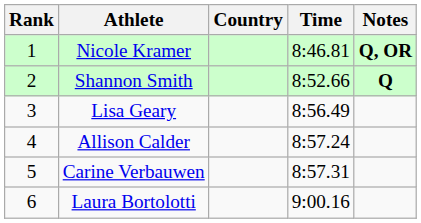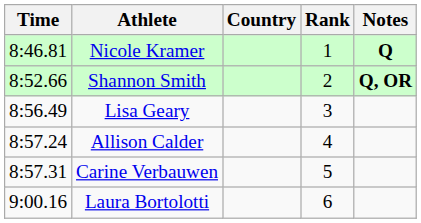columns swapped: (31, 19) <-> (321, 19)
(385, 50) Q, OR -> (385, 50) Q
(385, 80) Q -> (385, 80) Q, OR
